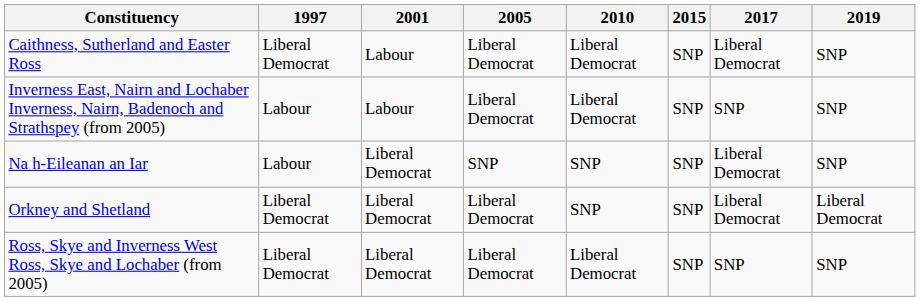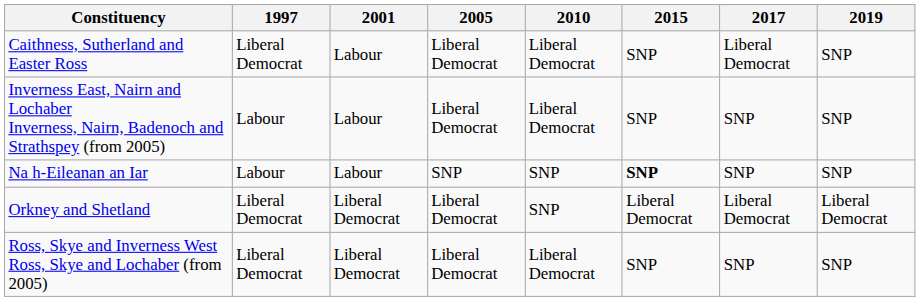(398, 163) Liberal Democrat -> (358, 173) Labour
(688, 163) normal -> (642, 173) bold
(747, 163) Liberal Democrat -> (739, 173) SNP
(688, 209) SNP -> (659, 209) Liberal Democrat
